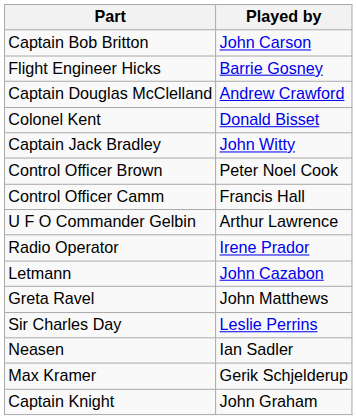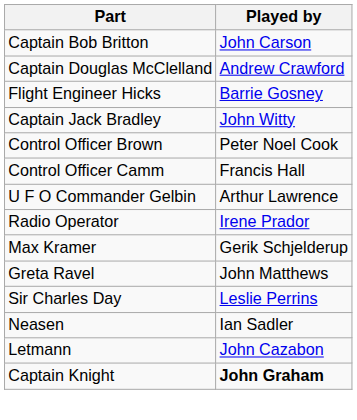rows swapped: (110, 94) <-> (85, 68)
- row: (54, 119)
rows swapped: (52, 376) <-> (40, 273)
(269, 401) normal -> (272, 376) bold
